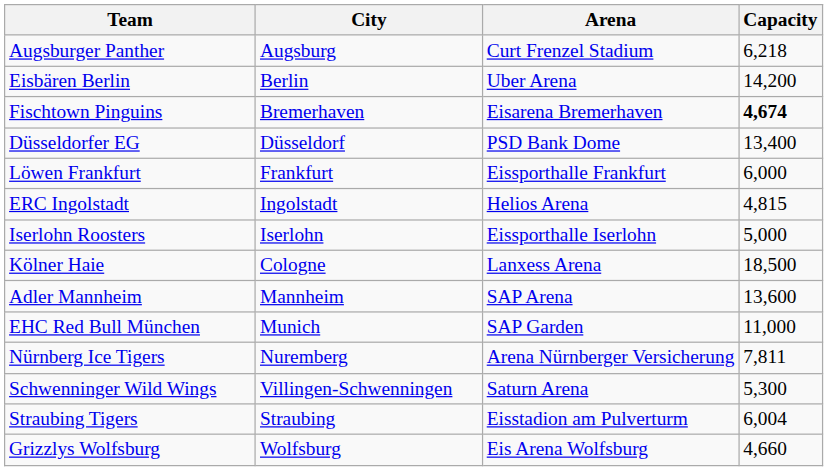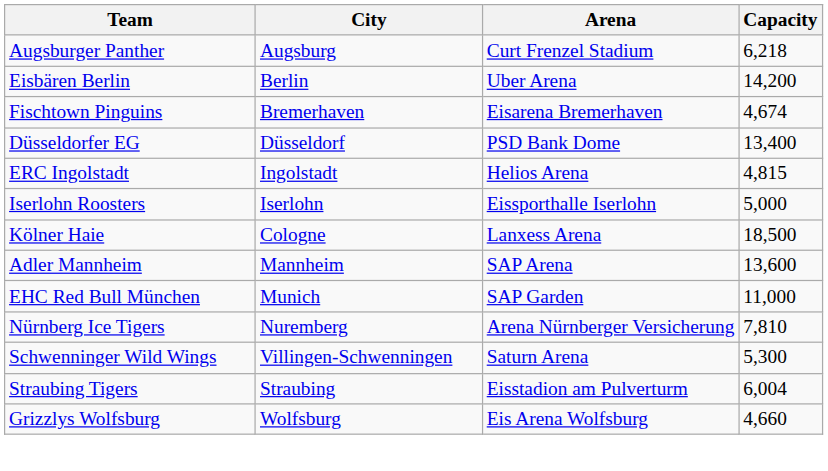(765, 111) bold -> (765, 111) normal
- row: (75, 173)
(765, 357) 7,811 -> (765, 326) 7,810
